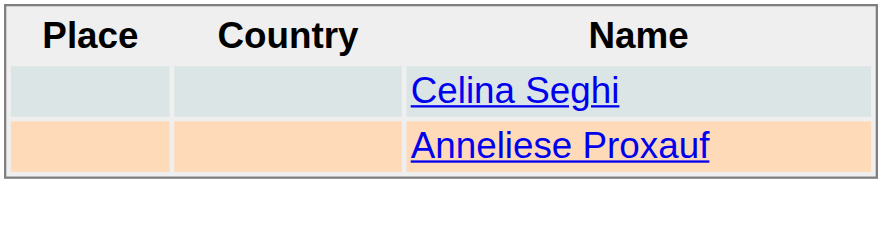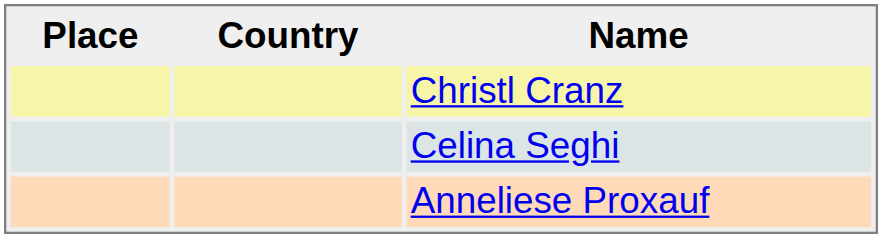+ row: (517, 90)
